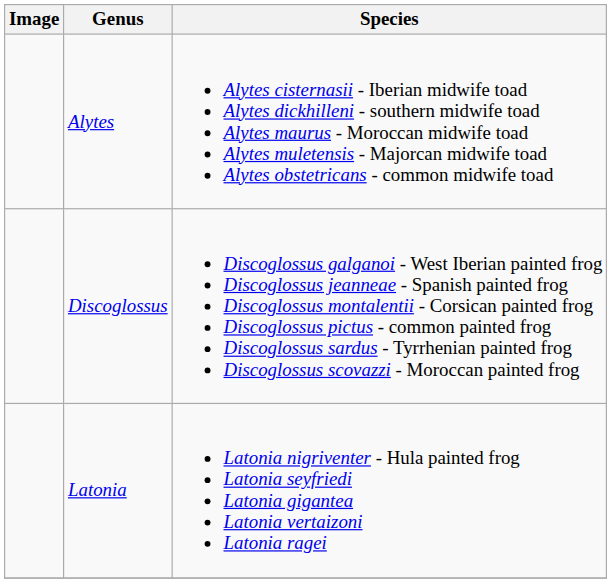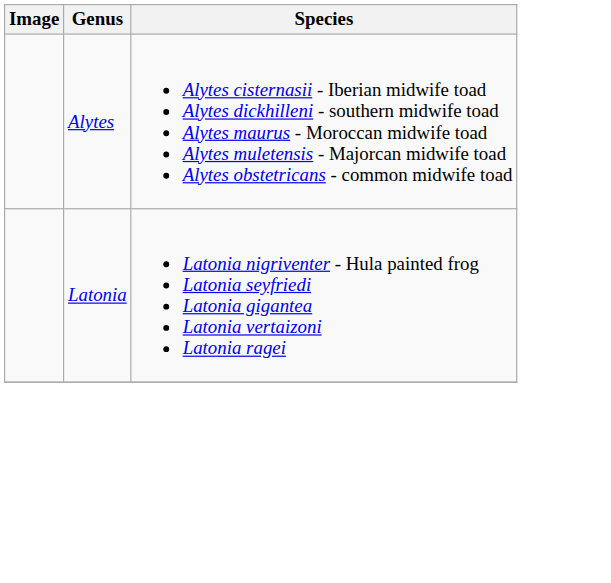- row: (118, 305)
